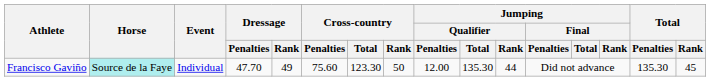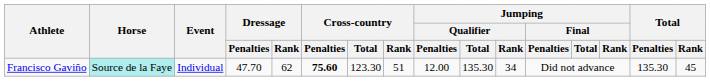(287, 67) 49 -> (287, 67) 62
(325, 67) normal -> (325, 67) bold
(399, 67) 50 -> (399, 67) 51
(511, 67) 44 -> (511, 67) 34
